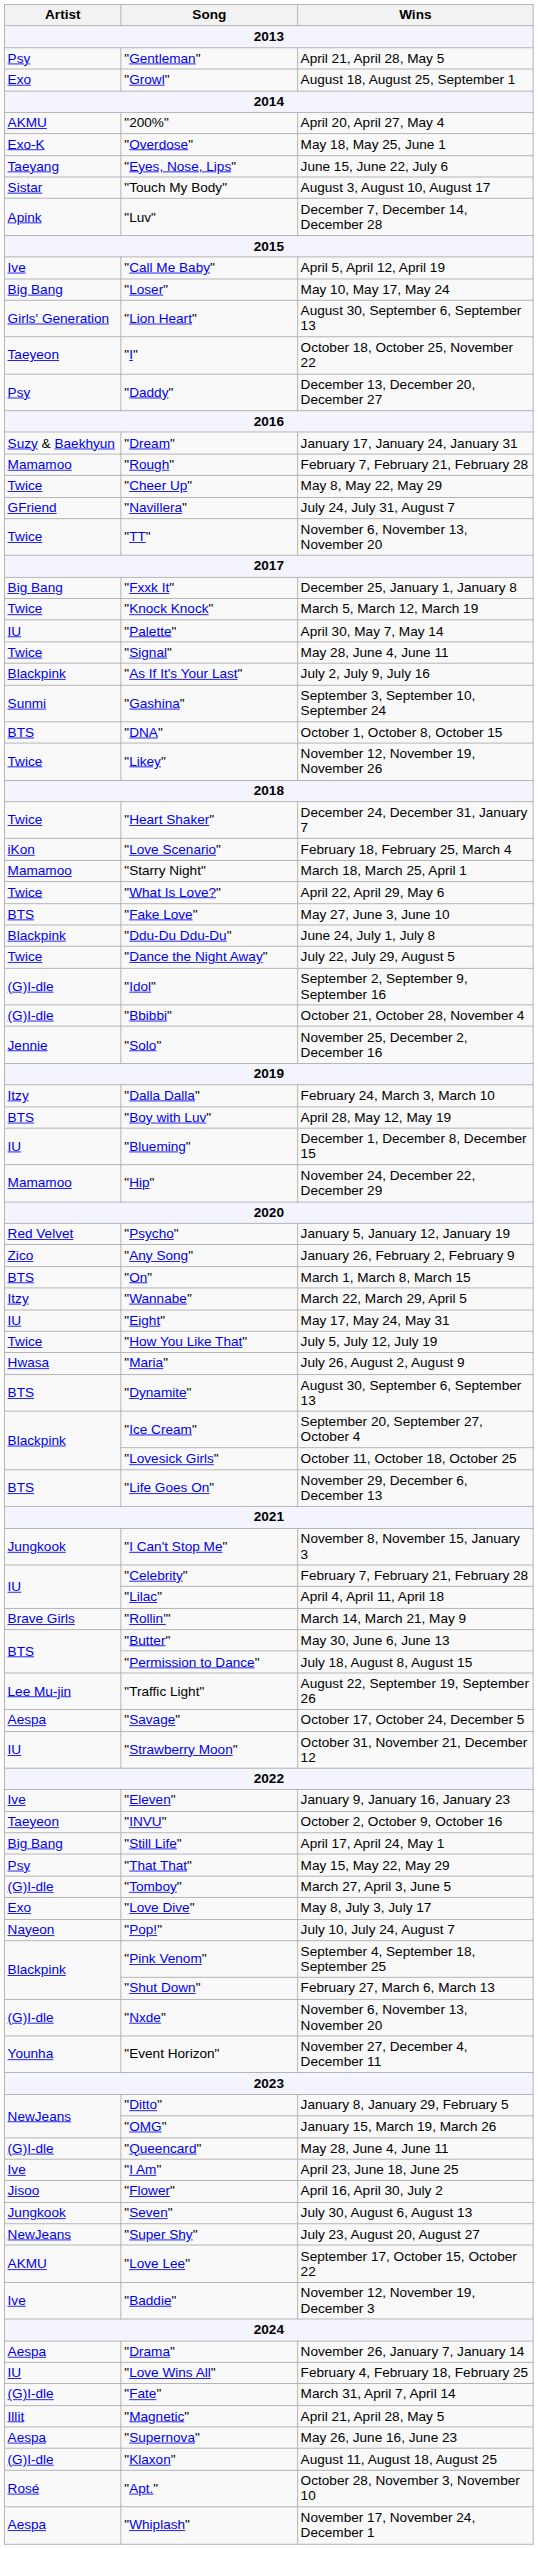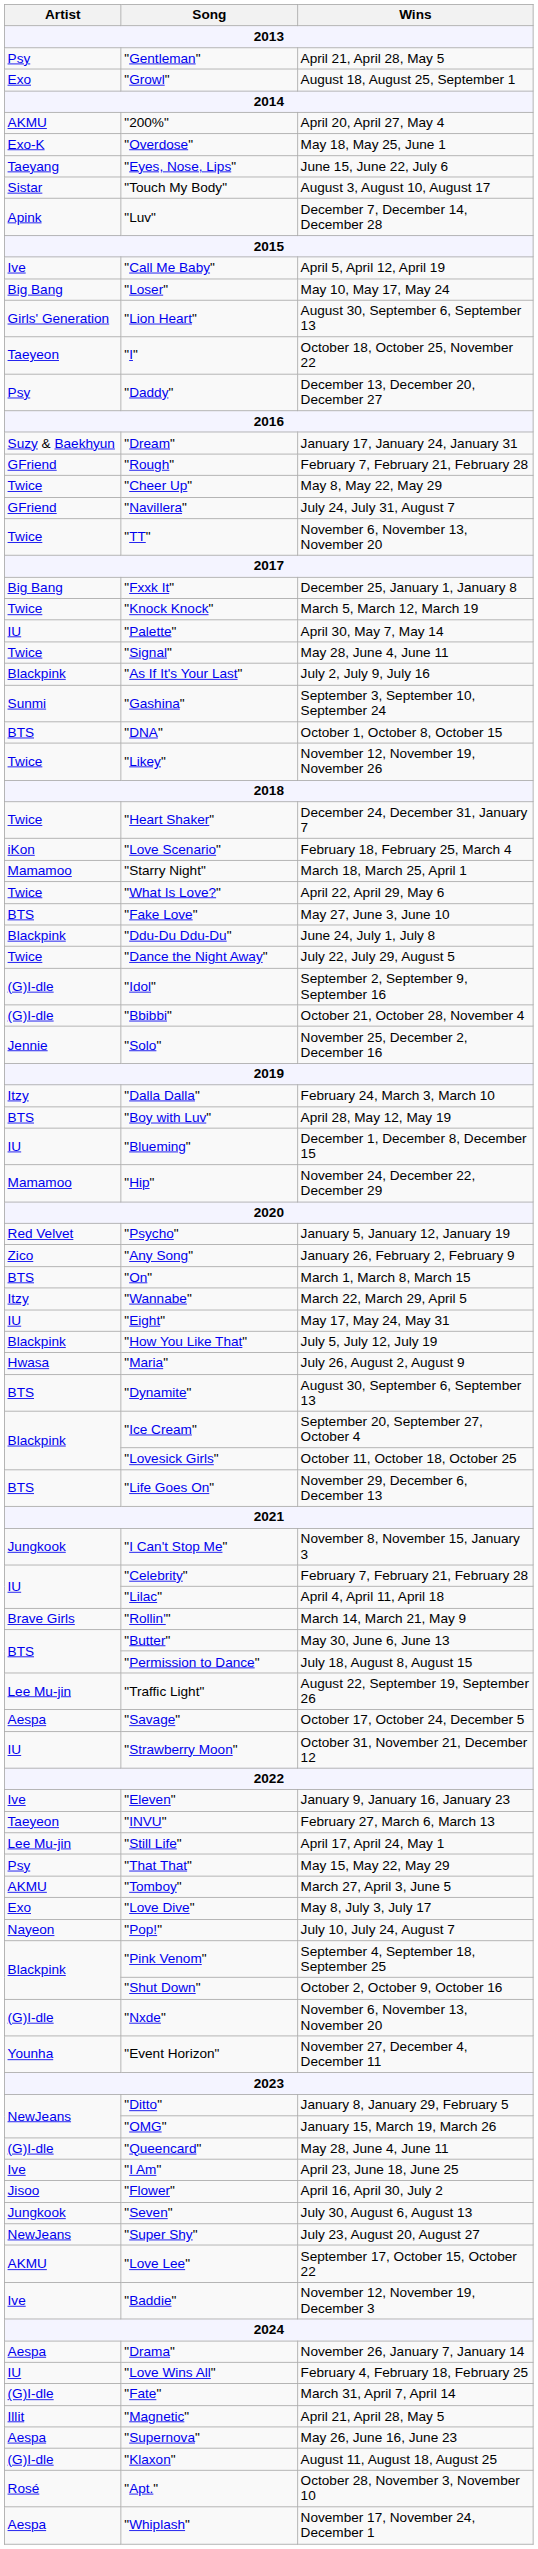(40, 464) Mamamoo -> (32, 464) GFriend
(25, 1342) Twice -> (37, 1342) Blackpink
(402, 1822) October 2, October 9, October 16 -> (398, 1822) February 27, March 6, March 13
(35, 1843) Big Bang -> (39, 1843) Lee Mu-jin
(31, 1886) (G)I-dle -> (27, 1886) AKMU
(398, 1988) February 27, March 6, March 13 -> (402, 1988) October 2, October 9, October 16
